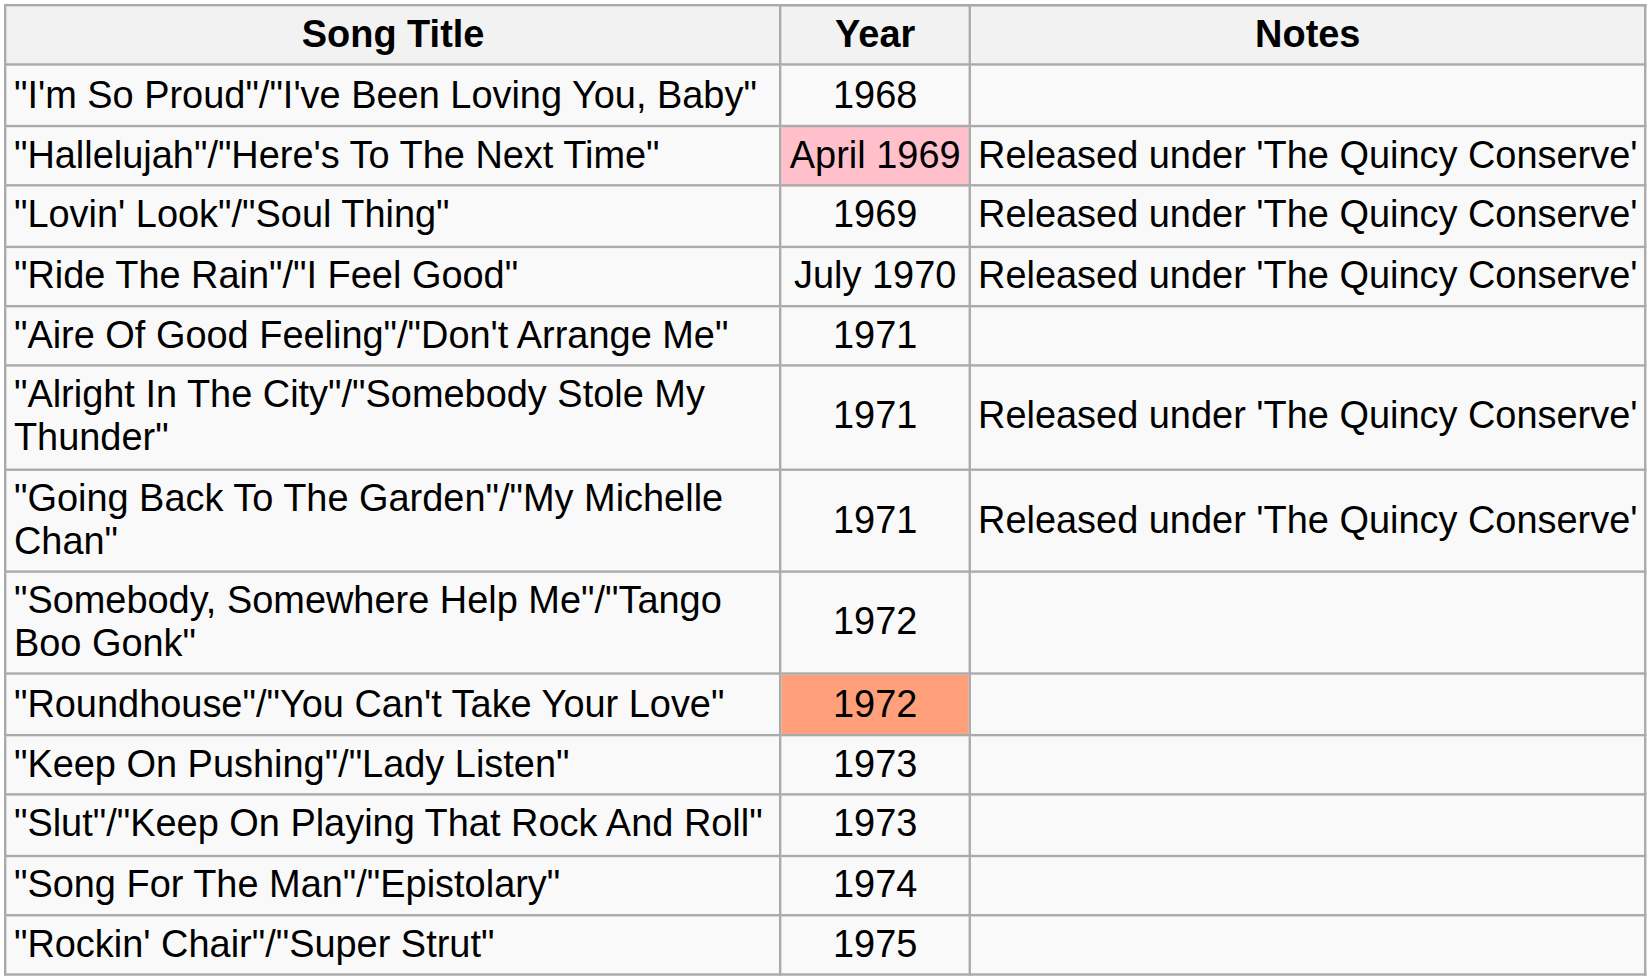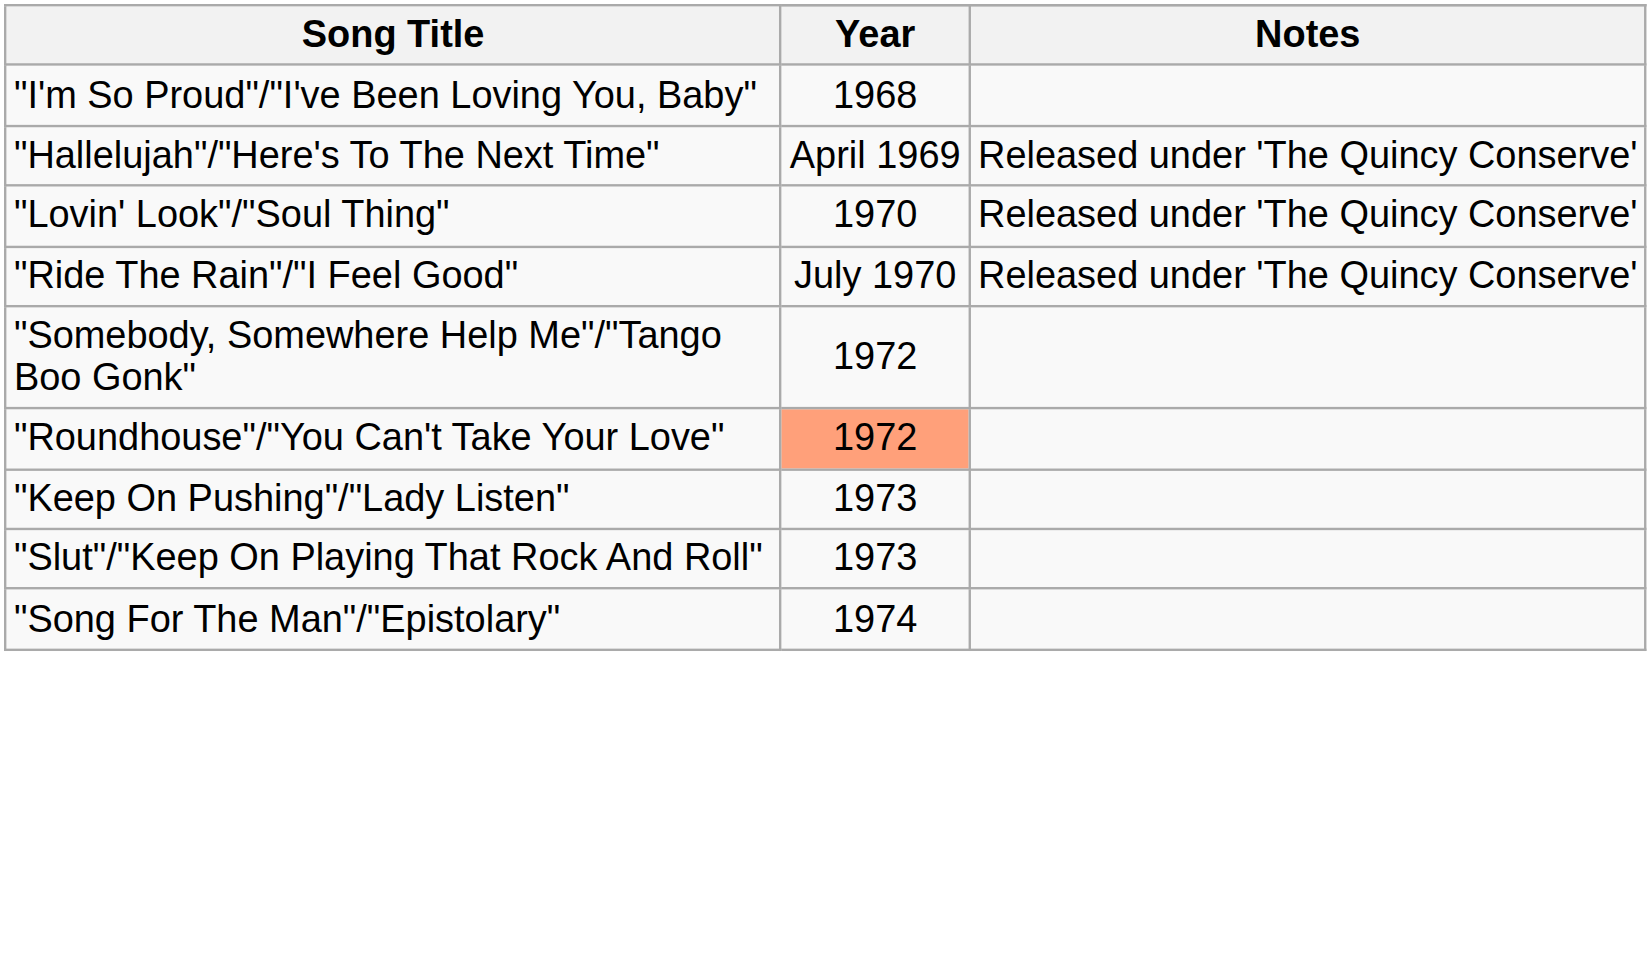(875, 154) pink background -> (875, 154) no background
(875, 214) 1969 -> (875, 214) 1970
- row: (371, 335)
- row: (359, 416)
- row: (369, 519)
- row: (254, 944)
